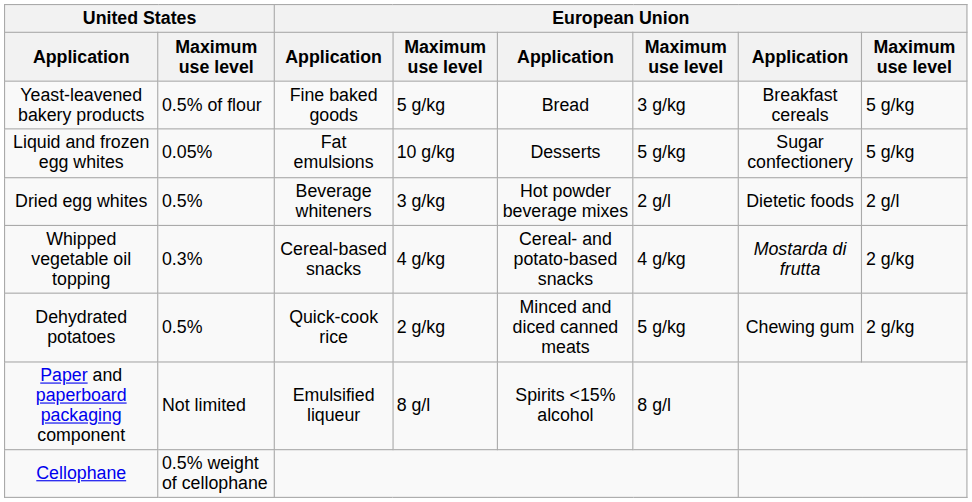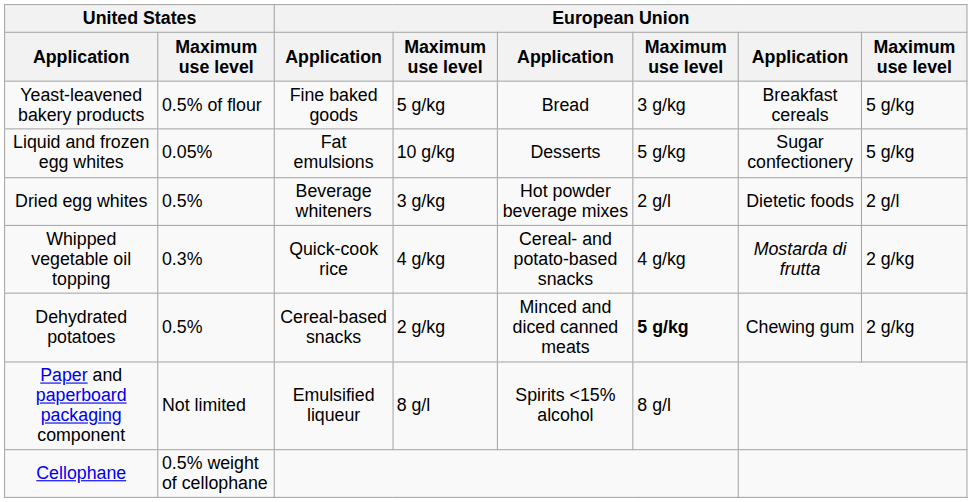(334, 259) Cereal-based snacks -> (334, 259) Quick-cook rice
(334, 327) Quick-cook rice -> (334, 327) Cereal-based snacks
(662, 327) normal -> (663, 327) bold
